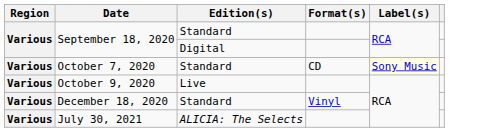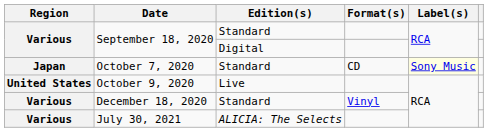(30, 66) Various -> (49, 66) Japan
(30, 84) Various -> (49, 84) United States
